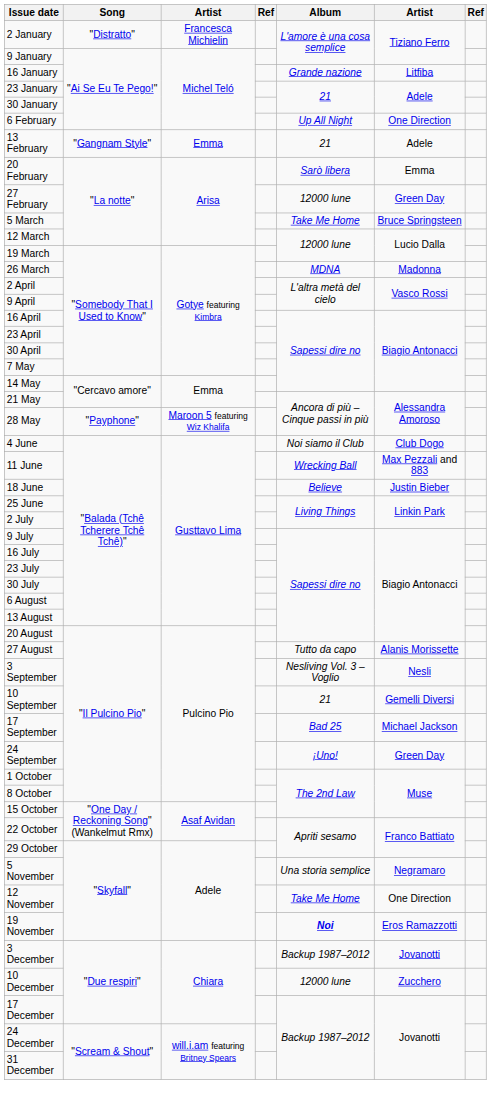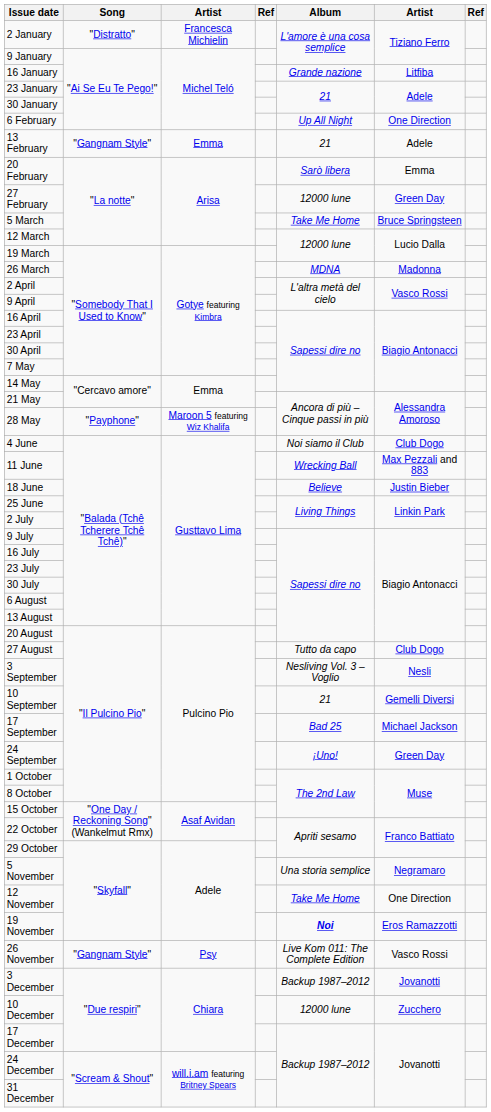(420, 650) Alanis Morissette -> (420, 650) Club Dogo
+ row: (30, 954)
